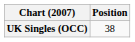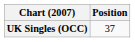(110, 28) 38 -> (110, 28) 37
